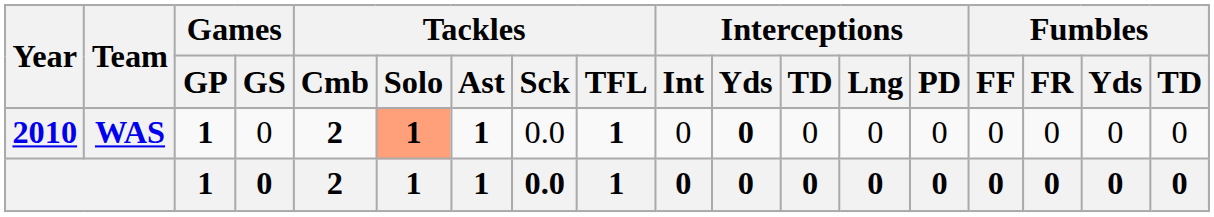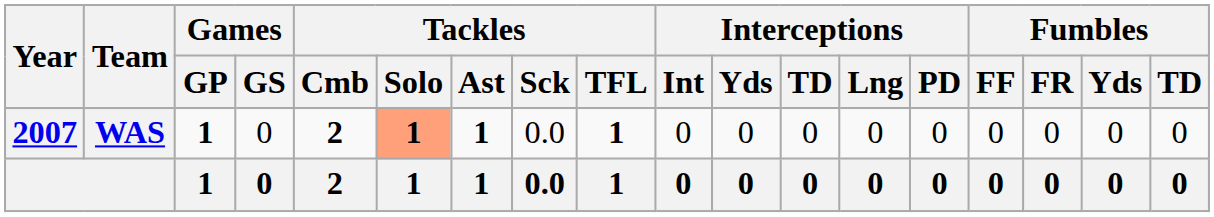(45, 132) 2010 -> (45, 132) 2007
(746, 132) bold -> (746, 132) normal
